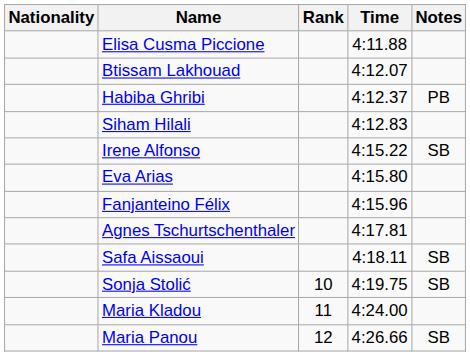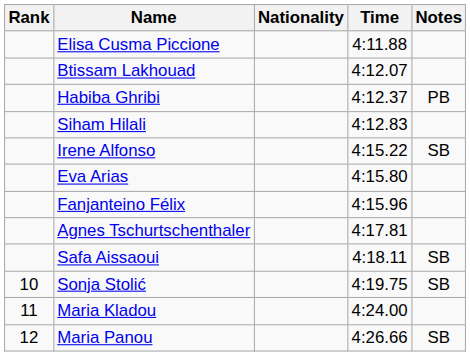columns swapped: (323, 17) <-> (51, 17)
